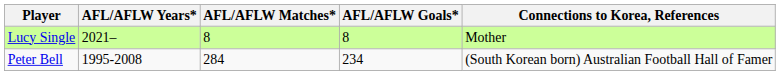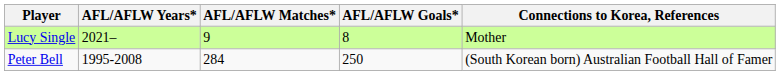(207, 37) 8 -> (207, 37) 9
(353, 59) 234 -> (353, 59) 250
